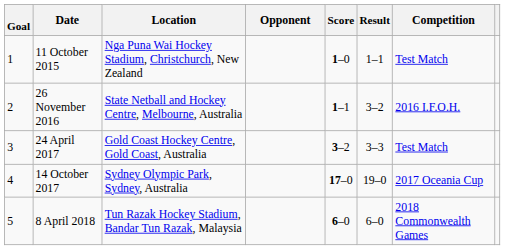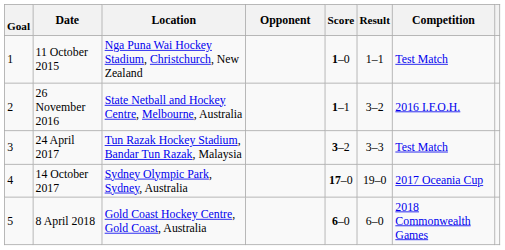(170, 147) Gold Coast Hockey Centre, Gold Coast, Australia -> (173, 147) Tun Razak Hockey Stadium, Bandar Tun Razak, Malaysia
(173, 221) Tun Razak Hockey Stadium, Bandar Tun Razak, Malaysia -> (170, 221) Gold Coast Hockey Centre, Gold Coast, Australia
